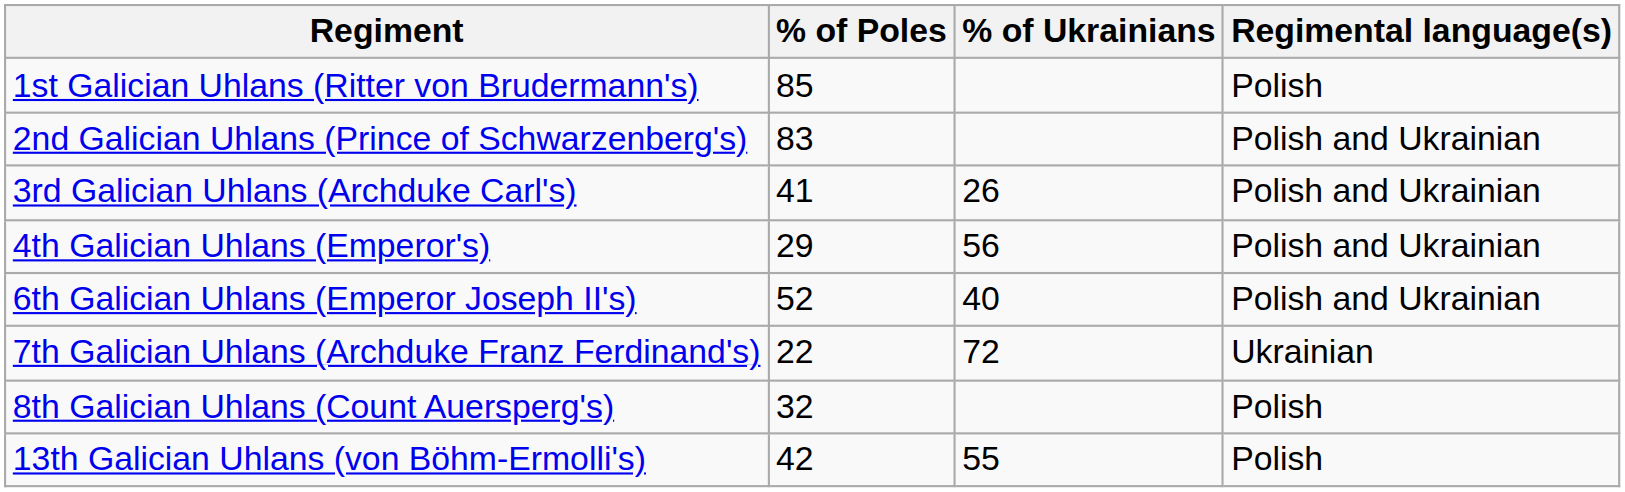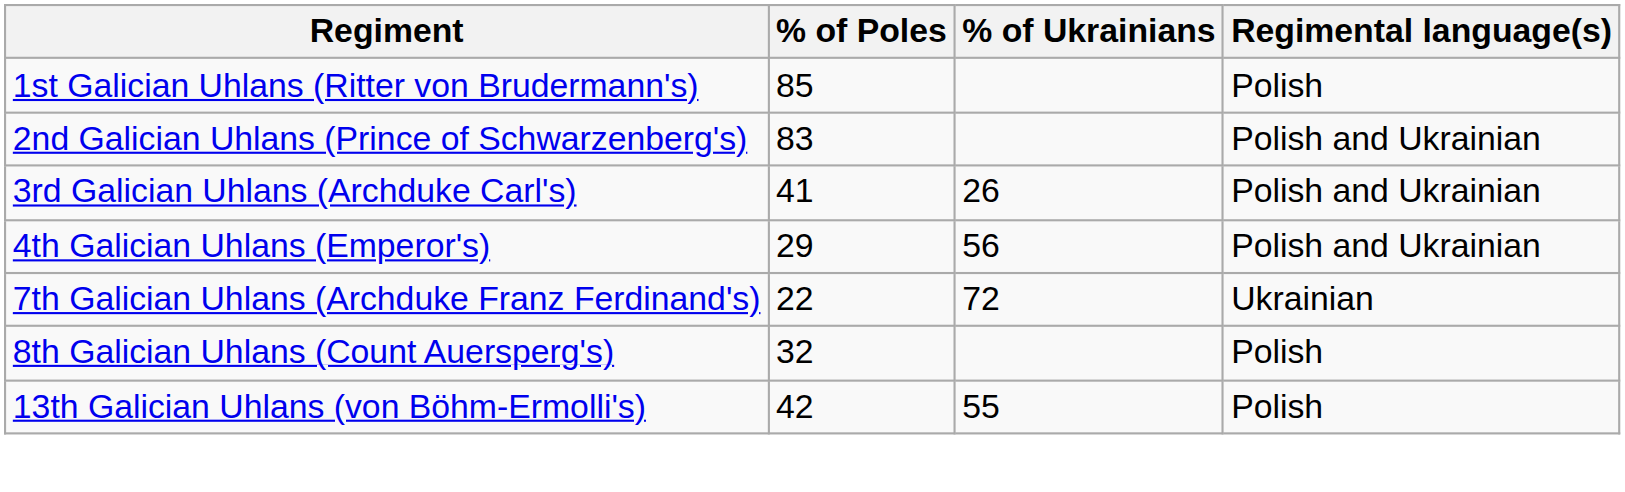- row: (325, 298)
